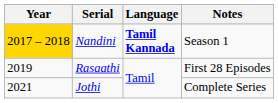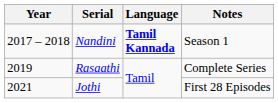(38, 41) gold background -> (38, 41) no background
(227, 68) First 28 Episodes -> (225, 68) Complete Series
(225, 87) Complete Series -> (227, 87) First 28 Episodes
